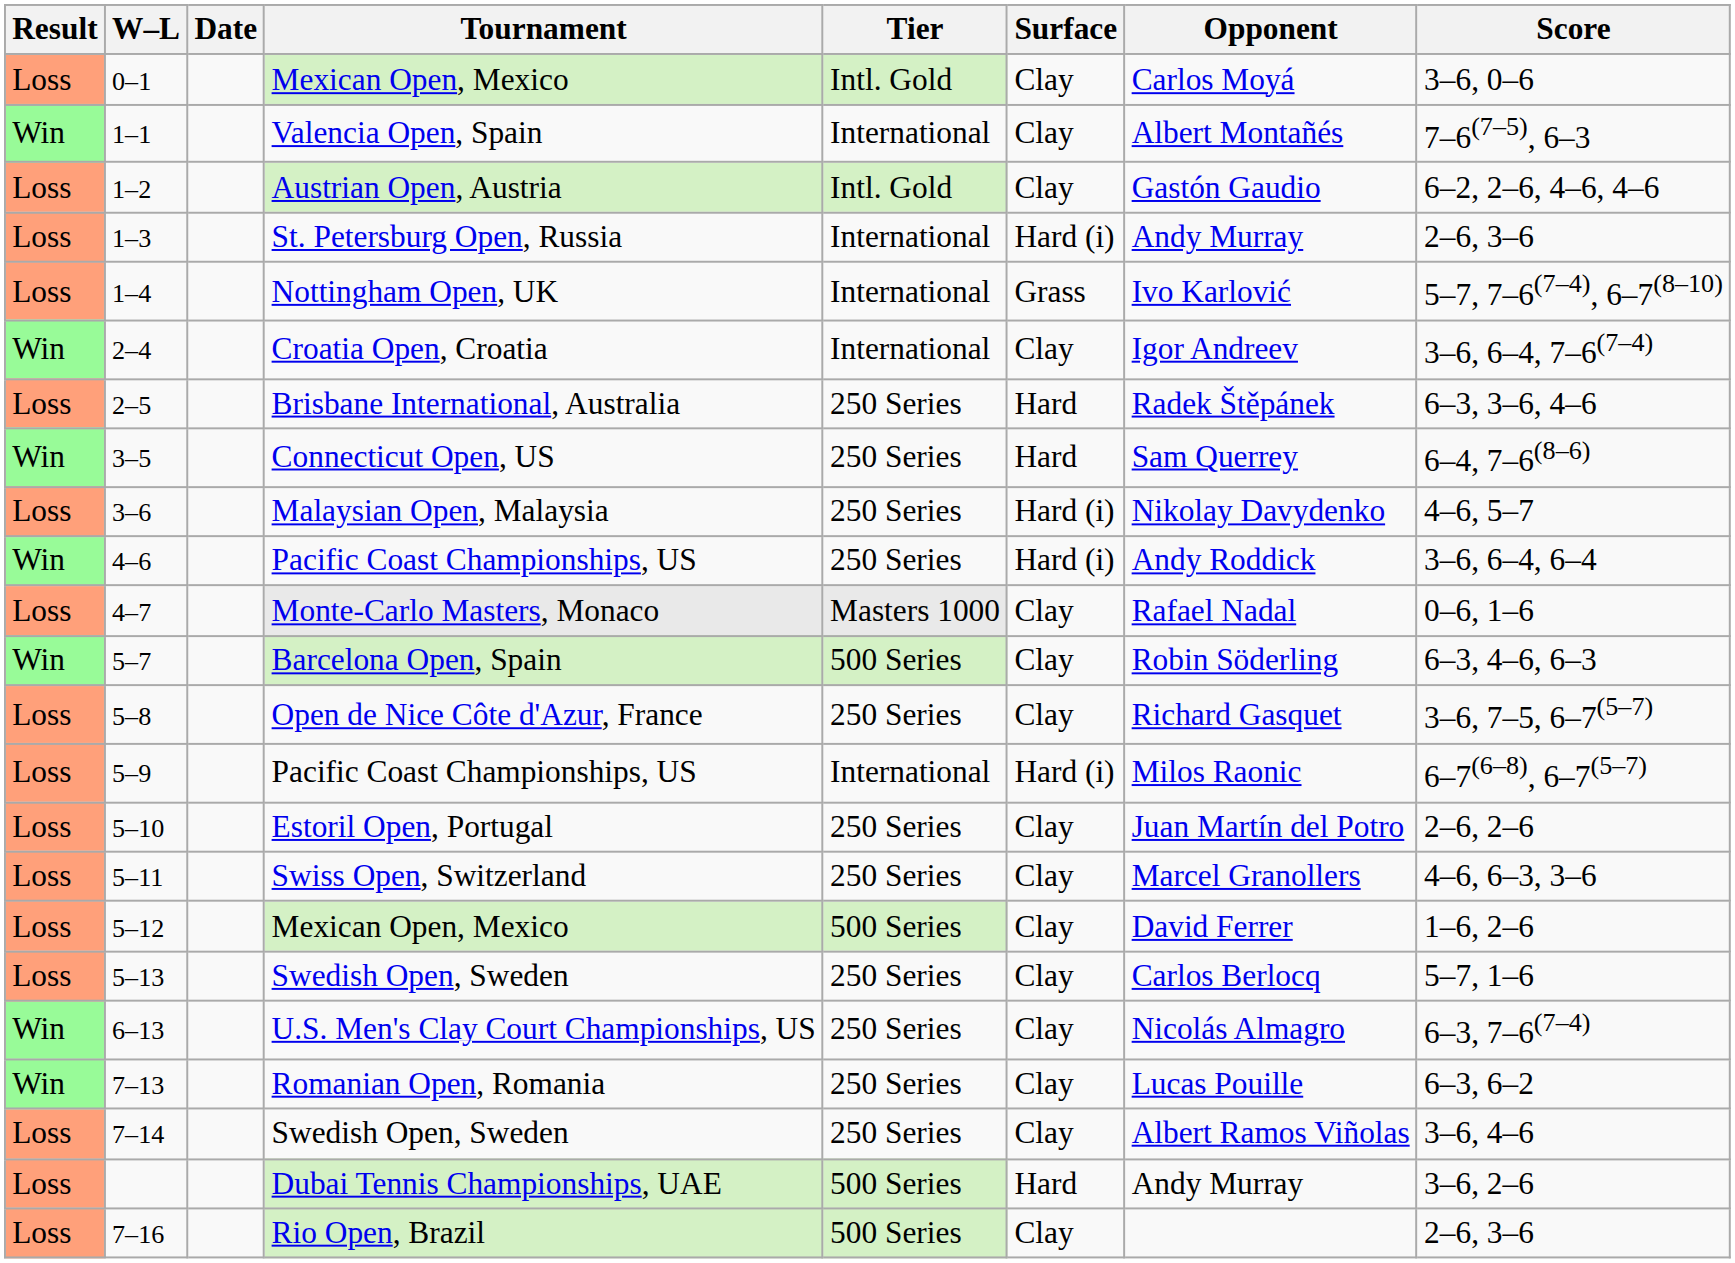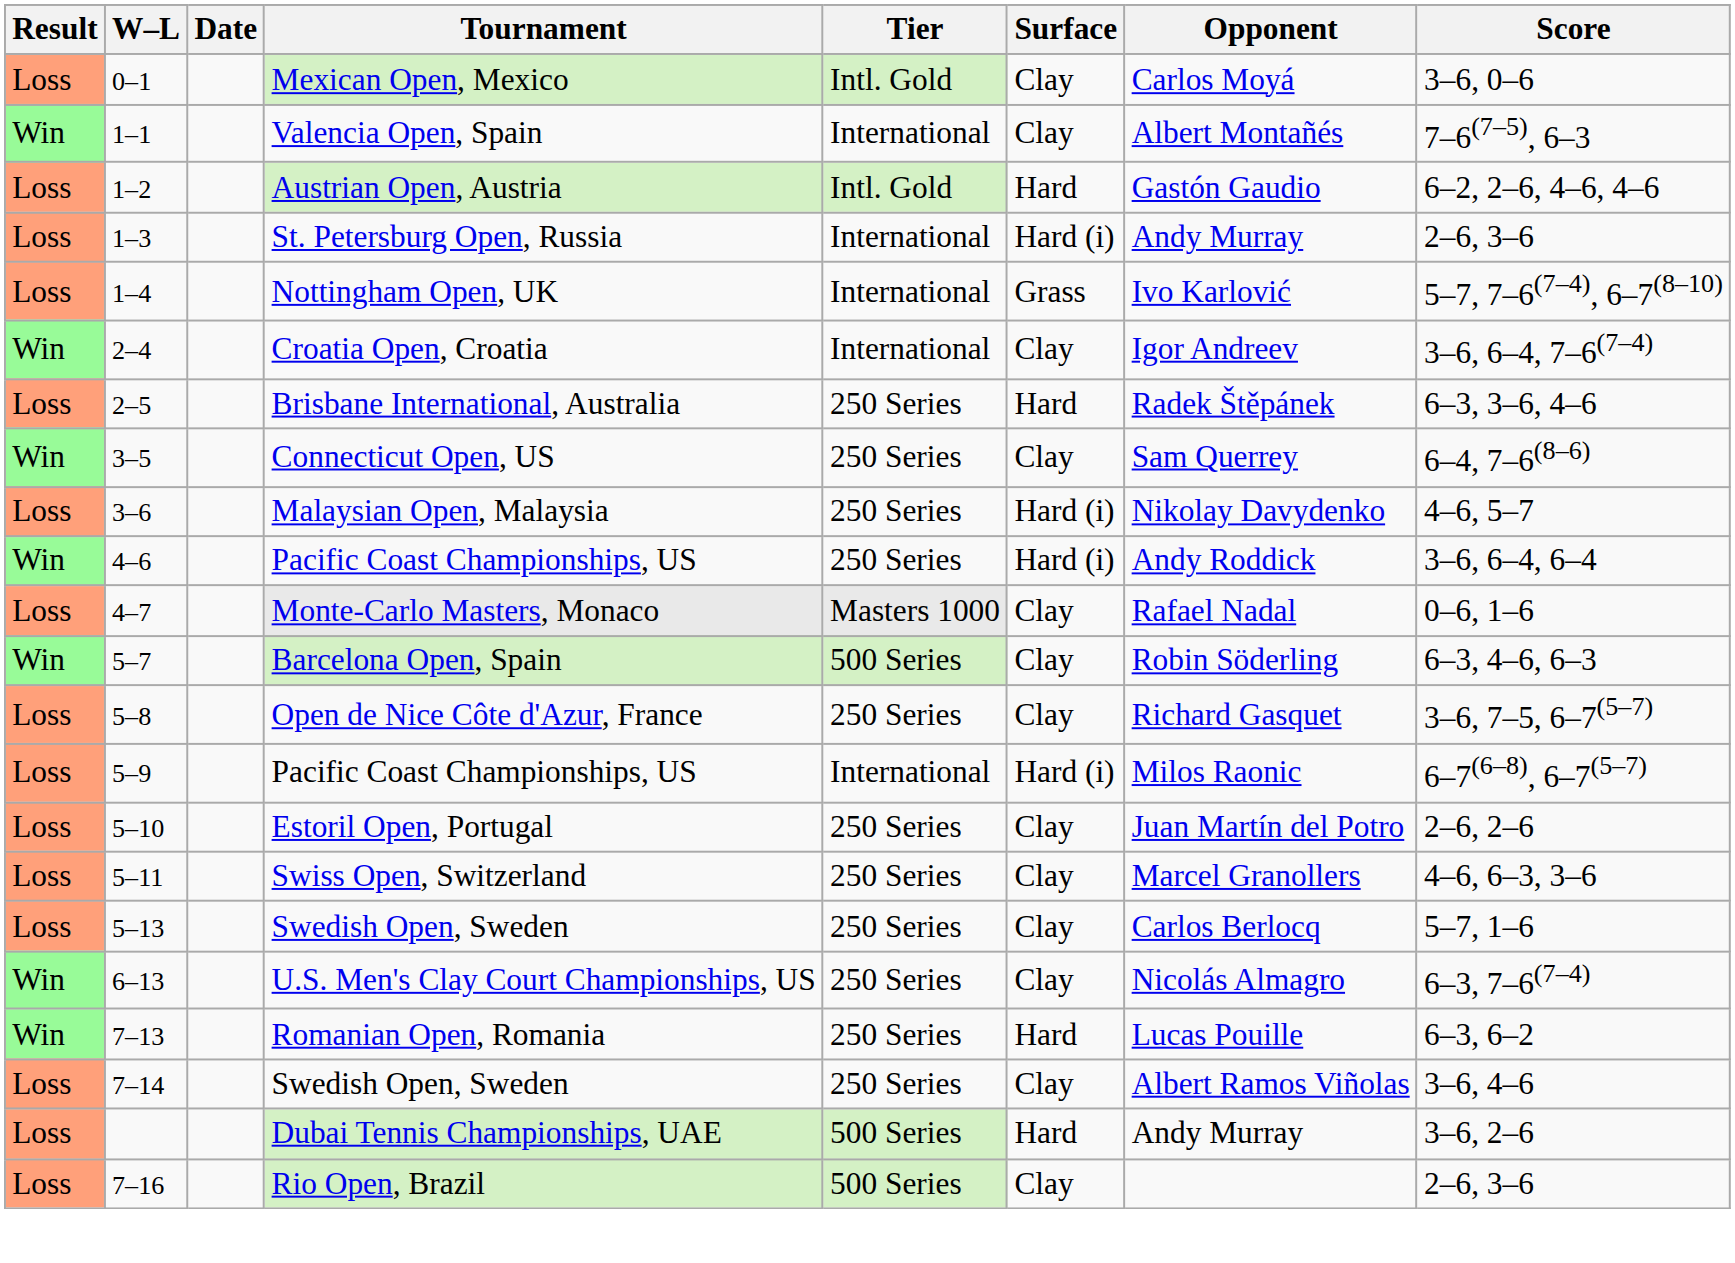(1044, 187) Clay -> (1046, 187) Hard
(1046, 456) Hard -> (1044, 456) Clay
- row: (138, 927)
(1044, 1083) Clay -> (1046, 1033) Hard
